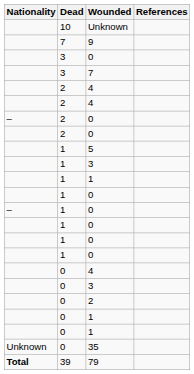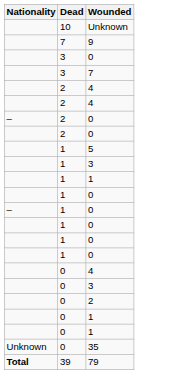- column: (162, 12)
